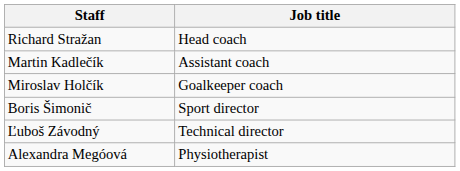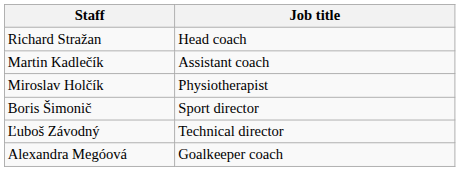(231, 85) Goalkeeper coach -> (223, 85) Physiotherapist
(223, 154) Physiotherapist -> (231, 154) Goalkeeper coach
